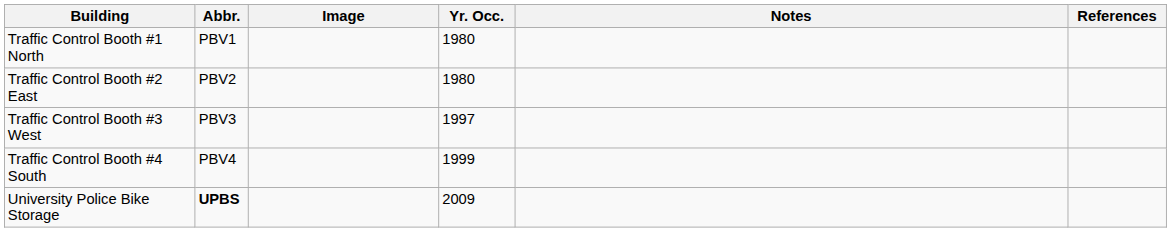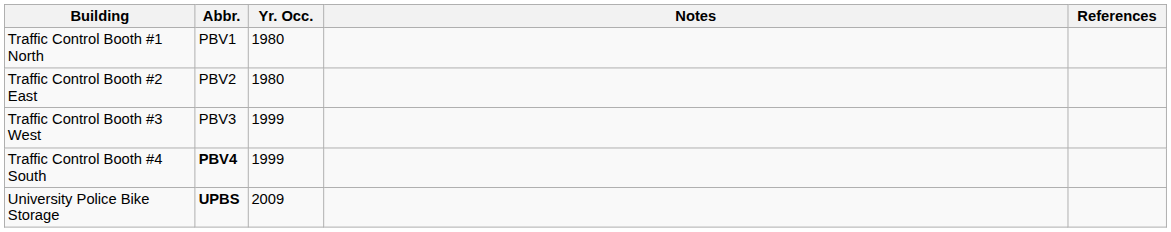- column: (343, 16)
(459, 119) 1997 -> (268, 119) 1999
(217, 159) normal -> (218, 159) bold
